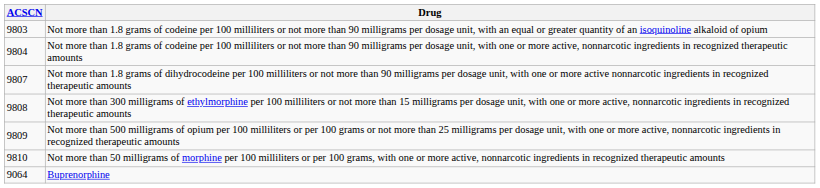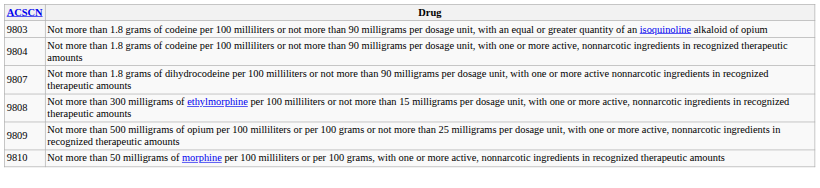- row: (79, 175)
